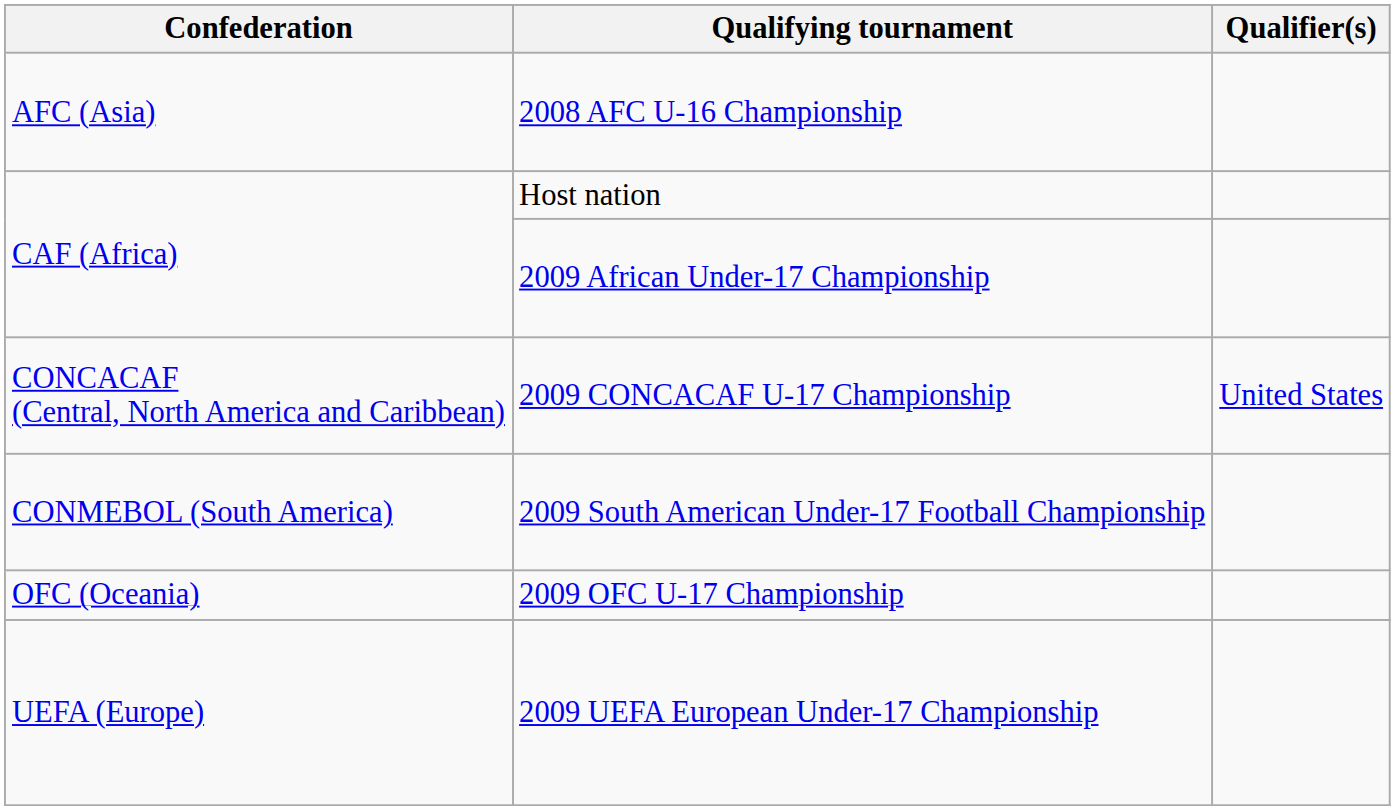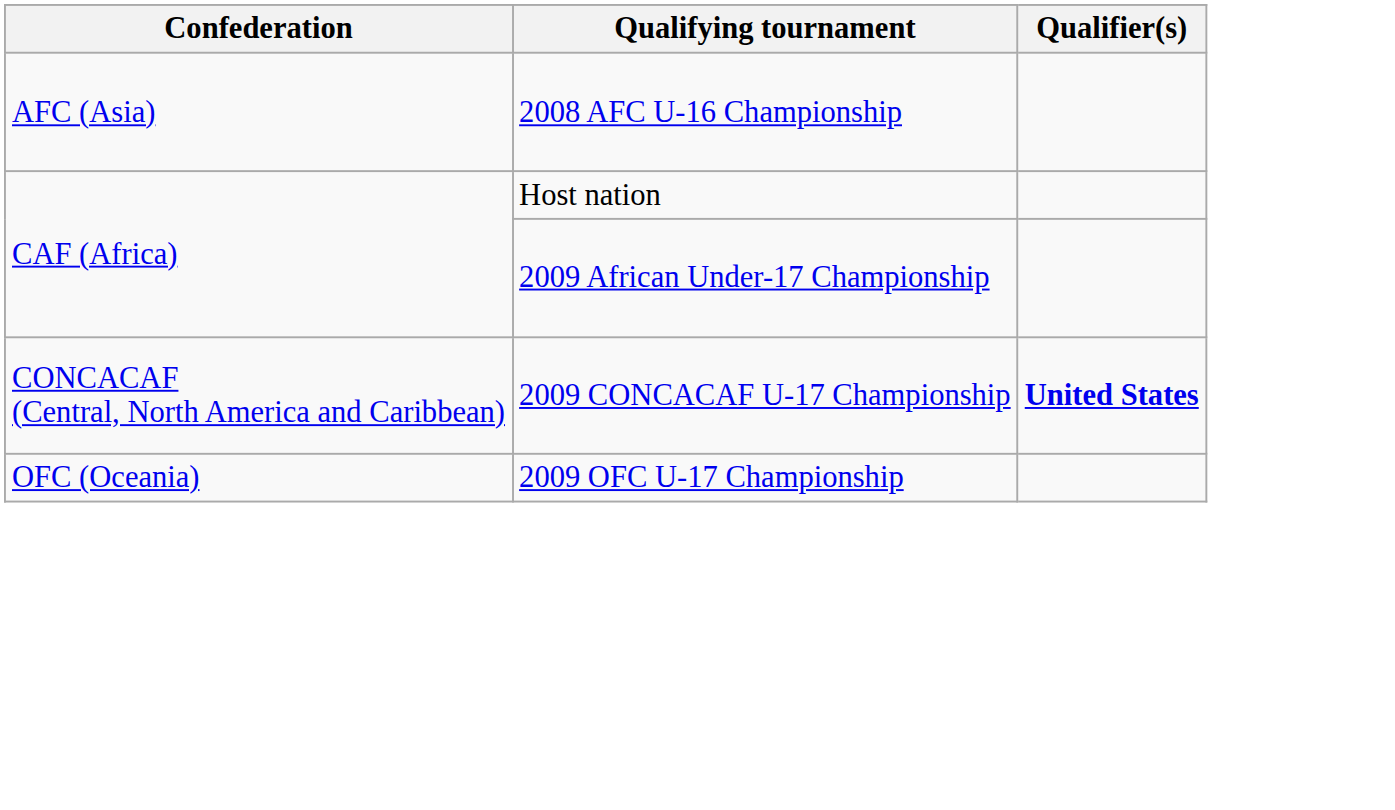(1301, 394) normal -> (1112, 394) bold
- row: (862, 511)
- row: (809, 711)
